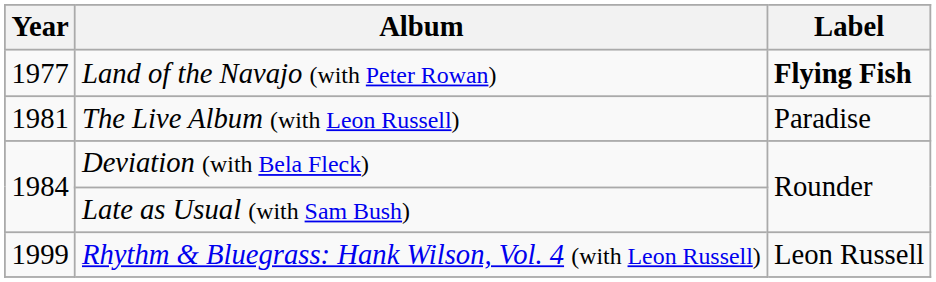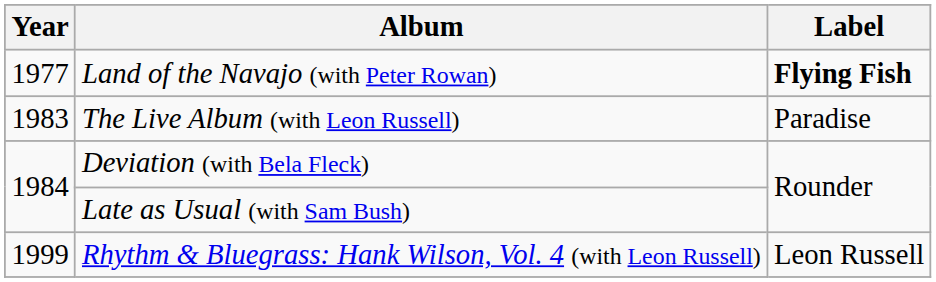(40, 118) 1981 -> (40, 118) 1983
